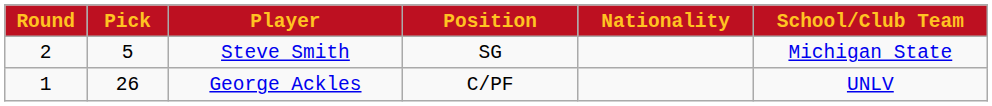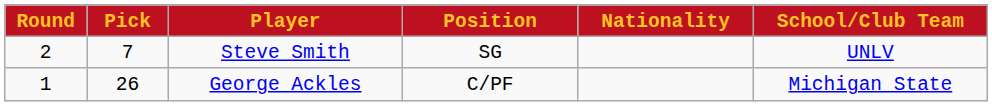(128, 52) 5 -> (128, 52) 7
(870, 52) Michigan State -> (870, 52) UNLV
(870, 84) UNLV -> (870, 84) Michigan State
